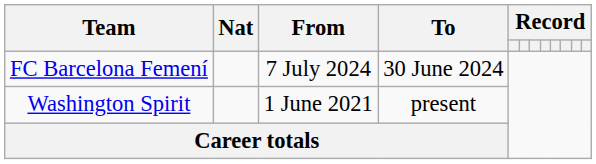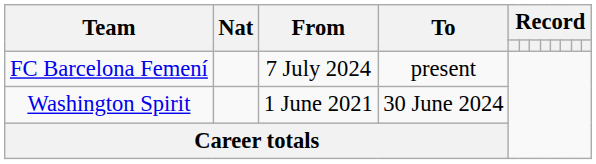(443, 68) 30 June 2024 -> (443, 68) present
(443, 104) present -> (443, 104) 30 June 2024
